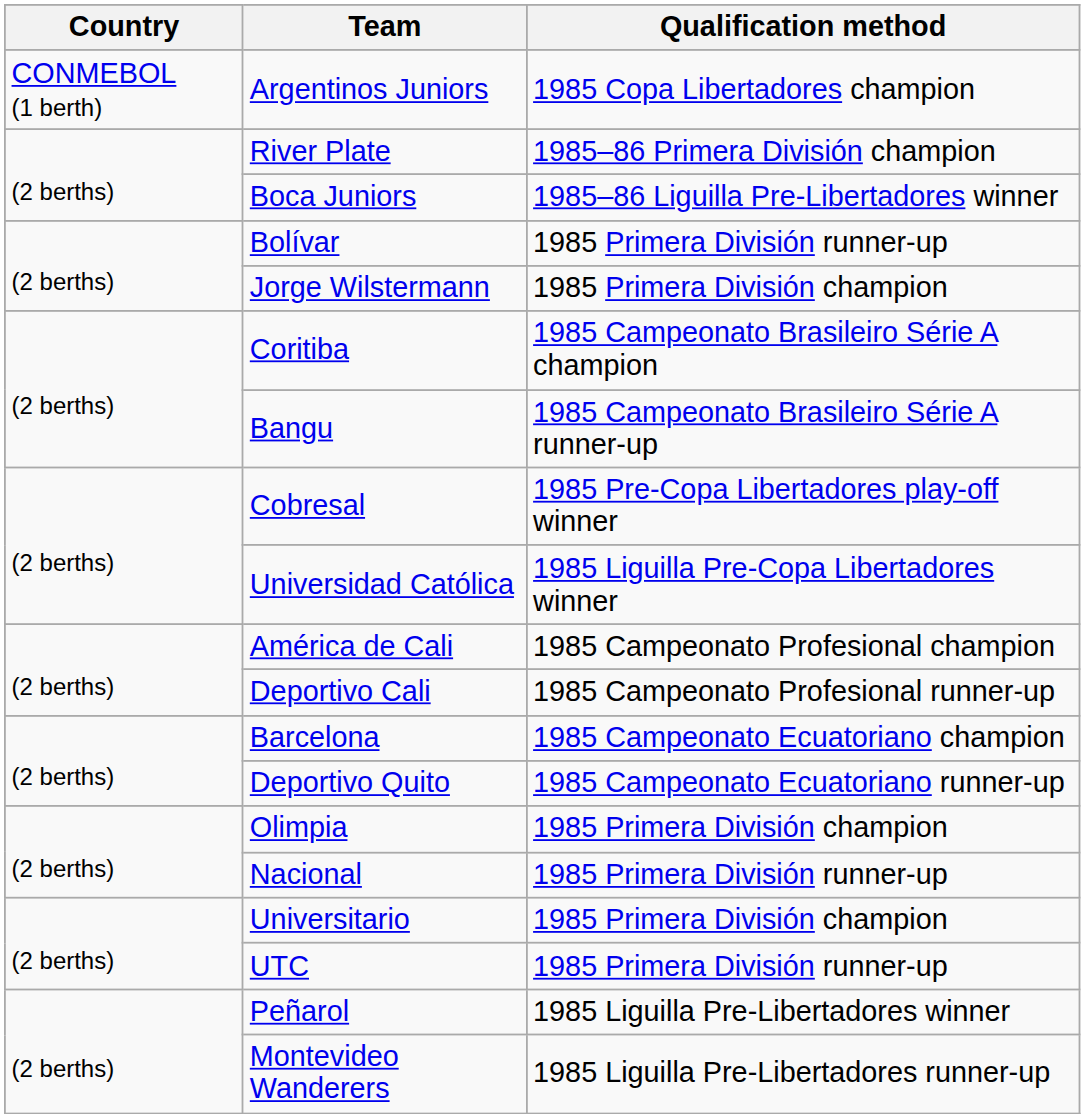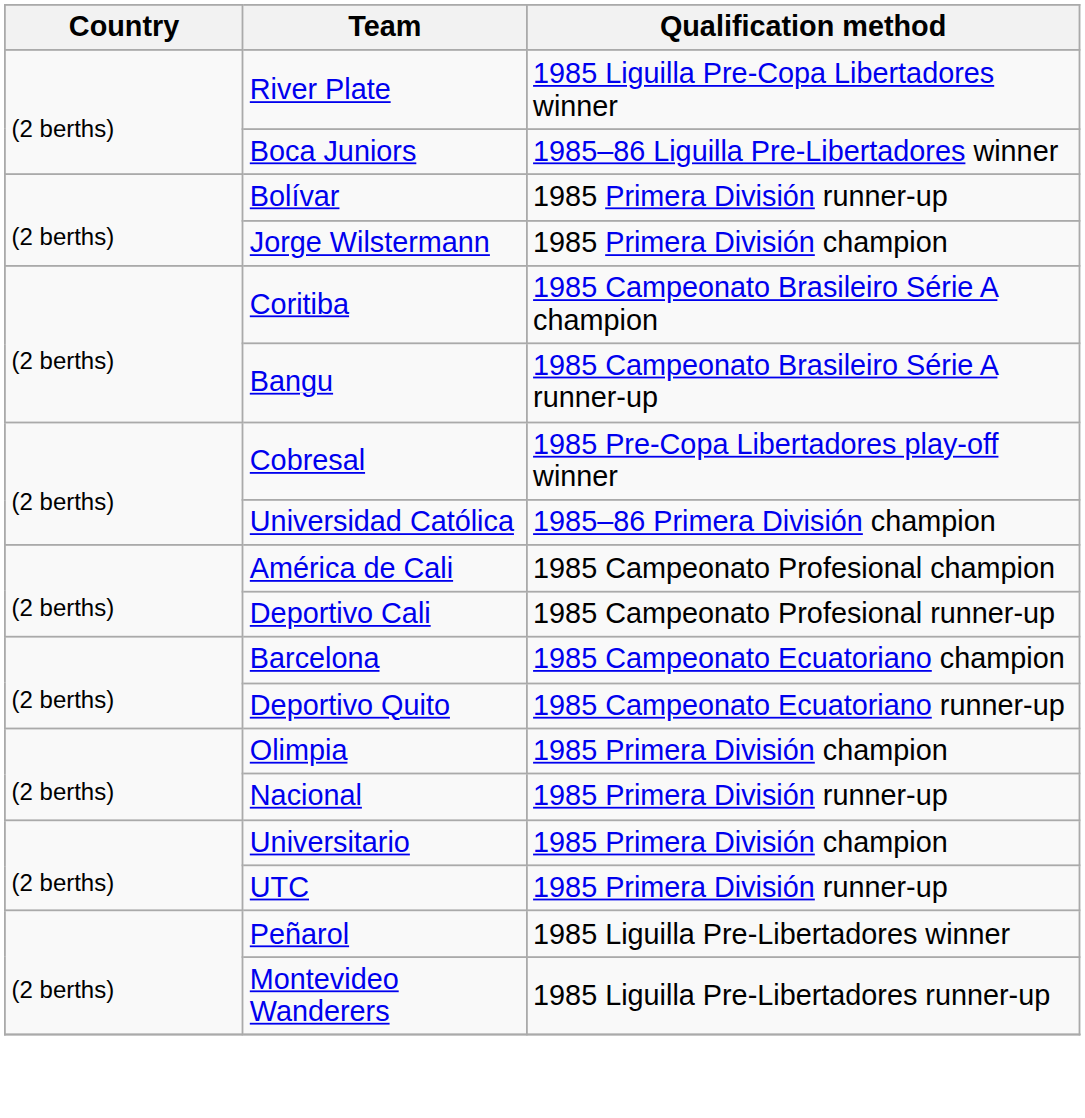- row: (369, 89)
(764, 151) 1985–86 Primera División champion -> (764, 89) 1985 Liguilla Pre-Copa Libertadores winner
(764, 584) 1985 Liguilla Pre-Copa Libertadores winner -> (764, 522) 1985–86 Primera División champion
